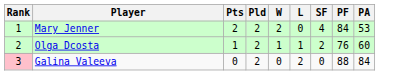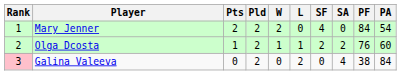+ column: (343, 12)
(364, 29) 53 -> (385, 29) 54
(343, 61) 88 -> (364, 61) 38
